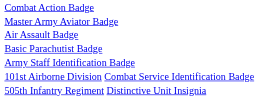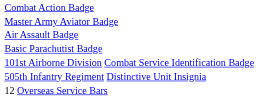- row: (70, 63)
+ row: (56, 90)
